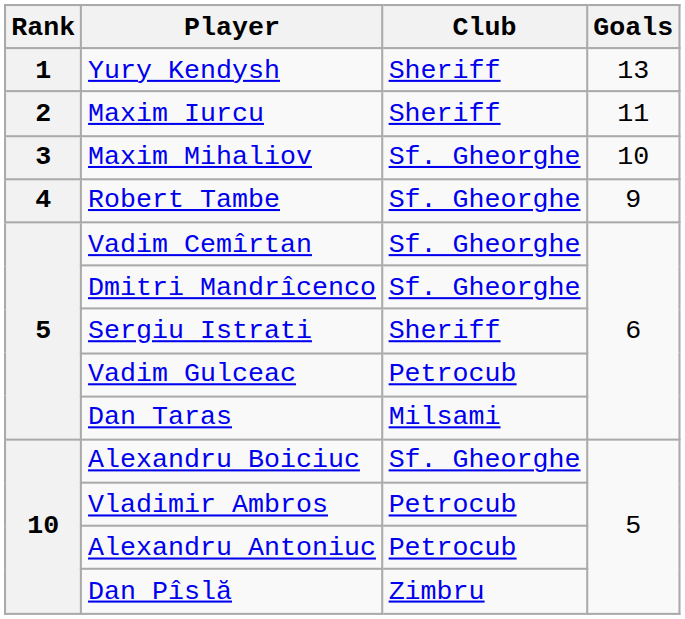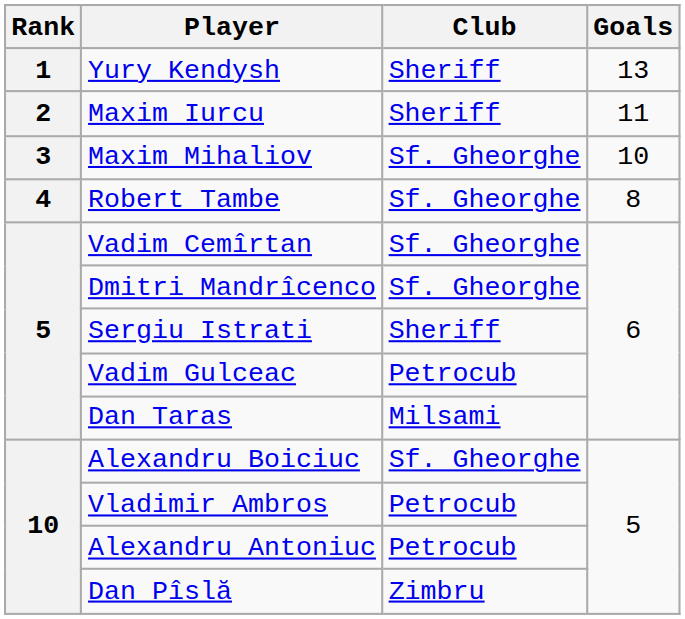(633, 200) 9 -> (633, 200) 8
